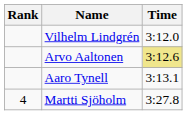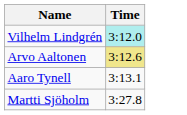- column: (23, 15)
(162, 36) no background -> (125, 36) paleturquoise background
